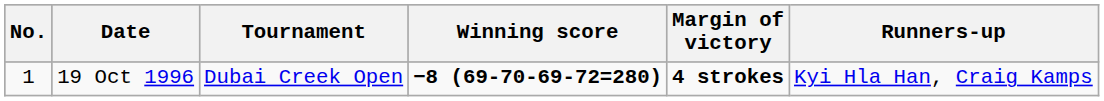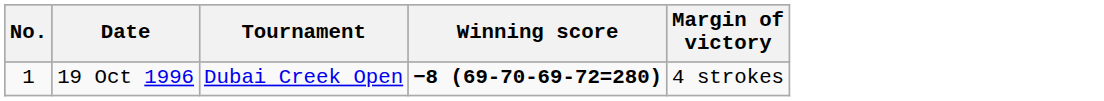- column: (943, 34)
(728, 79) bold -> (728, 79) normal
